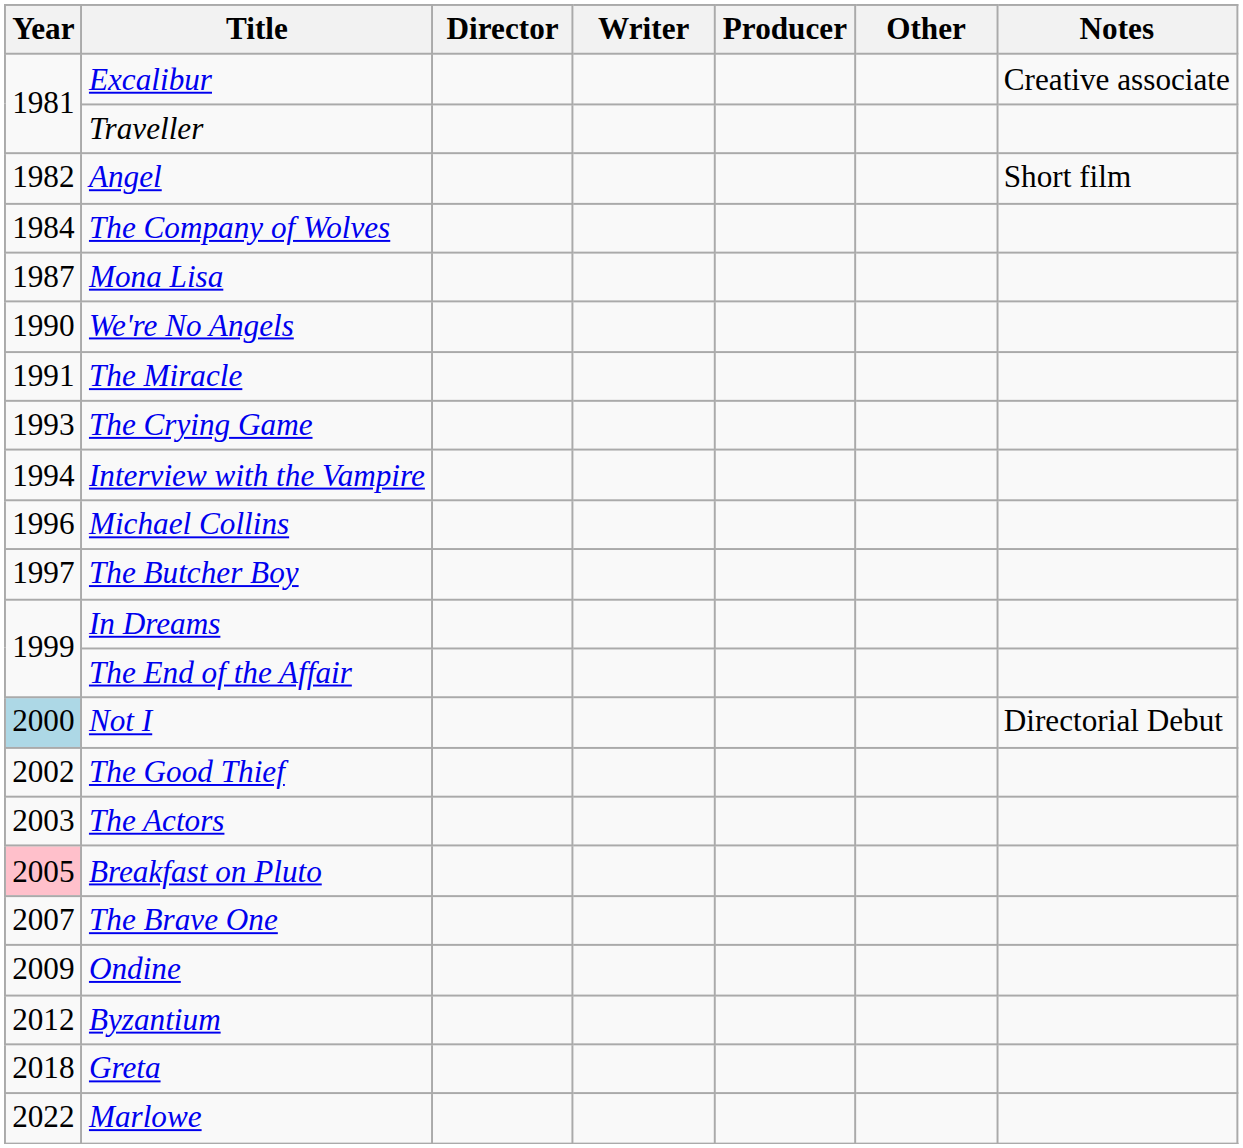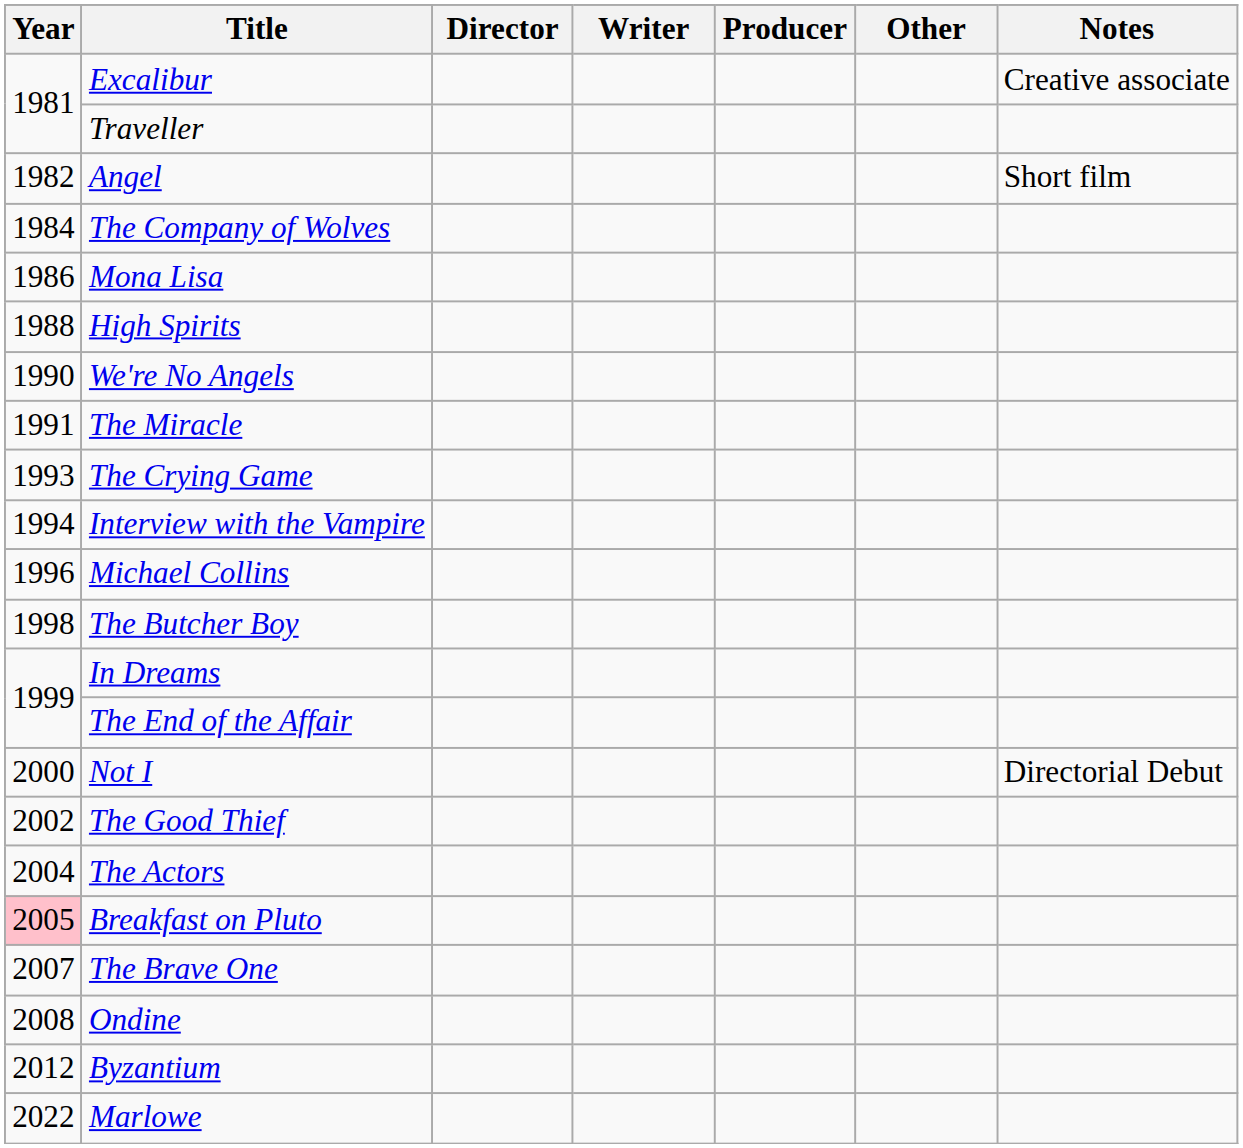(43, 276) 1987 -> (43, 276) 1986
+ row: (165, 326)
(43, 573) 1997 -> (43, 623) 1998
(43, 721) lightblue background -> (43, 771) no background
(43, 820) 2003 -> (43, 870) 2004
(43, 969) 2009 -> (43, 1018) 2008
- row: (125, 1068)
